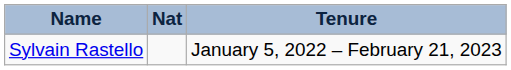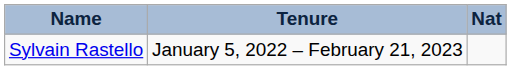columns swapped: (167, 19) <-> (346, 19)
